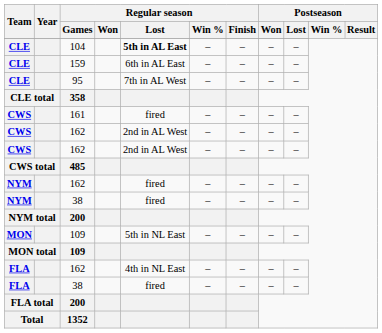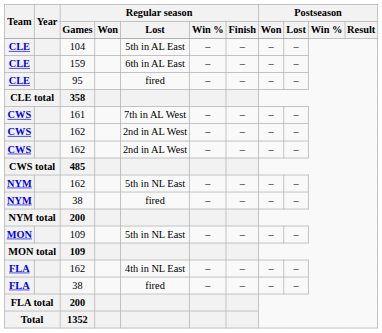(155, 47) bold -> (155, 47) normal
(155, 81) 7th in AL West -> (155, 81) fired
(155, 115) fired -> (155, 115) 7th in AL West
(155, 183) fired -> (155, 183) 5th in NL East
